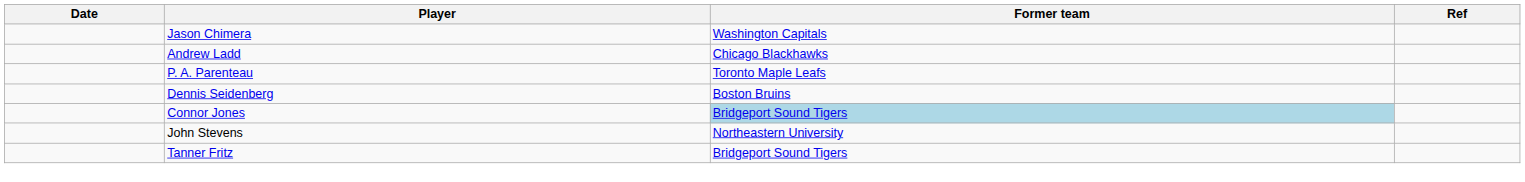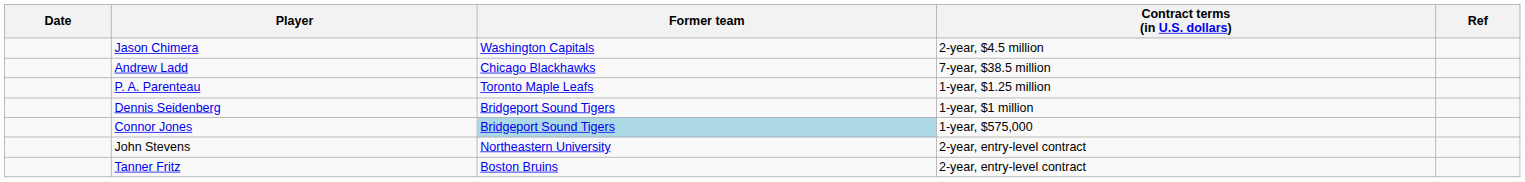+ column: (1186, 21)
(752, 93) Boston Bruins -> (548, 107) Bridgeport Sound Tigers
(780, 152) Bridgeport Sound Tigers -> (519, 166) Boston Bruins
